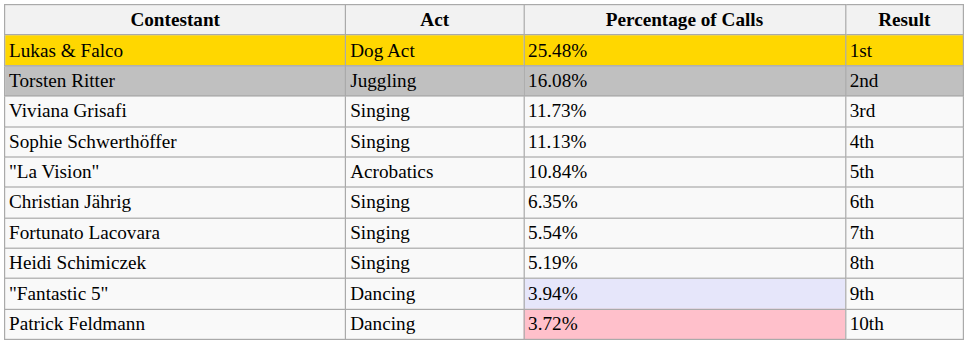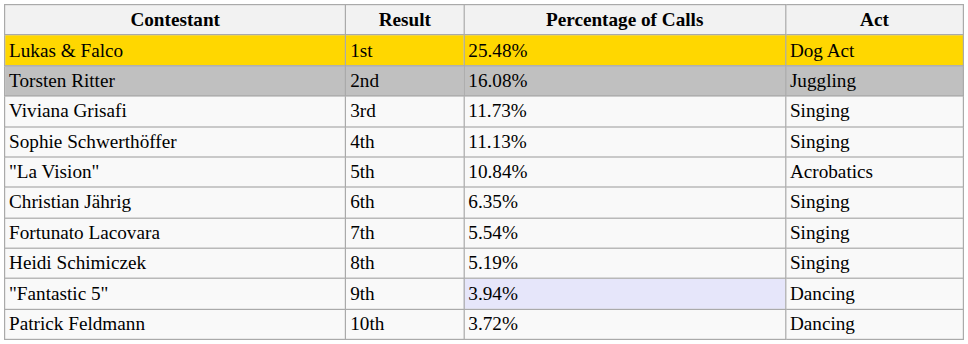columns swapped: (435, 19) <-> (904, 19)
(553, 324) pink background -> (493, 324) no background
